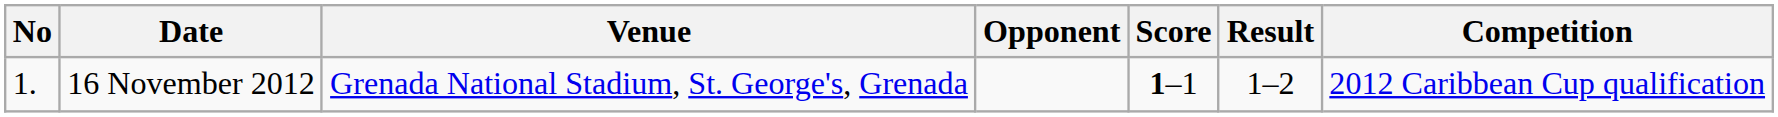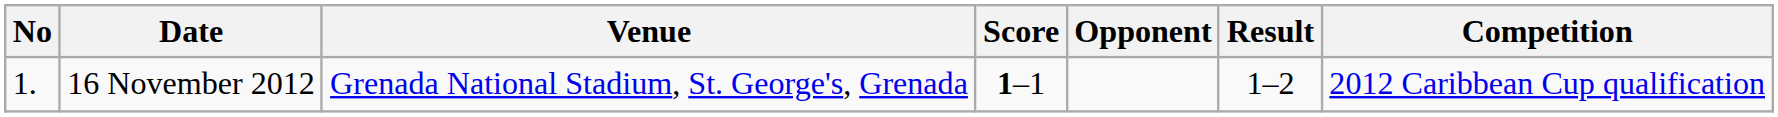columns swapped: (1052, 30) <-> (1174, 30)
